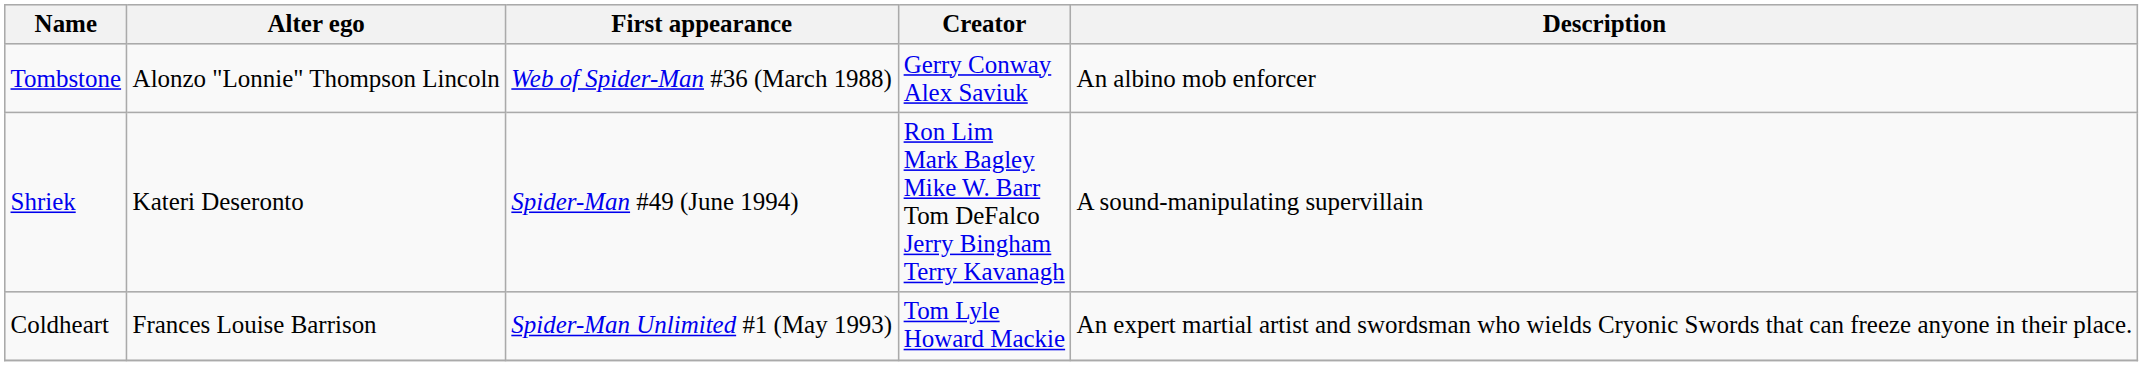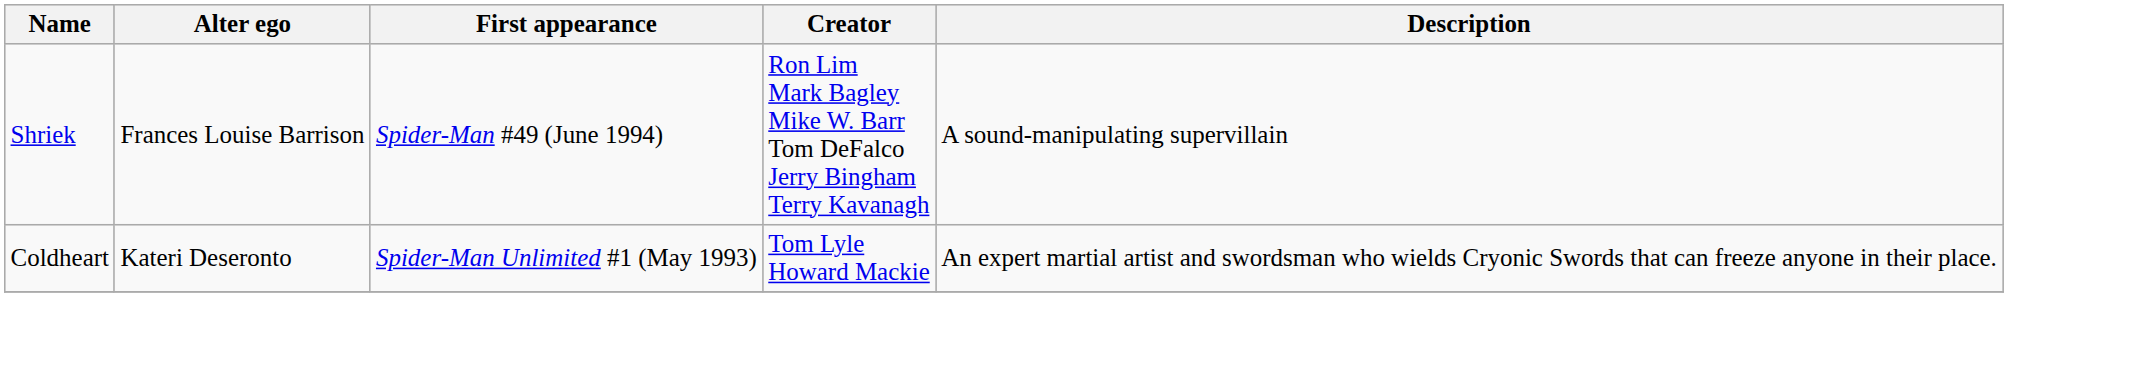- row: (66, 77)
(218, 201) Kateri Deseronto -> (242, 134) Frances Louise Barrison
(255, 325) Frances Louise Barrison -> (206, 257) Kateri Deseronto
